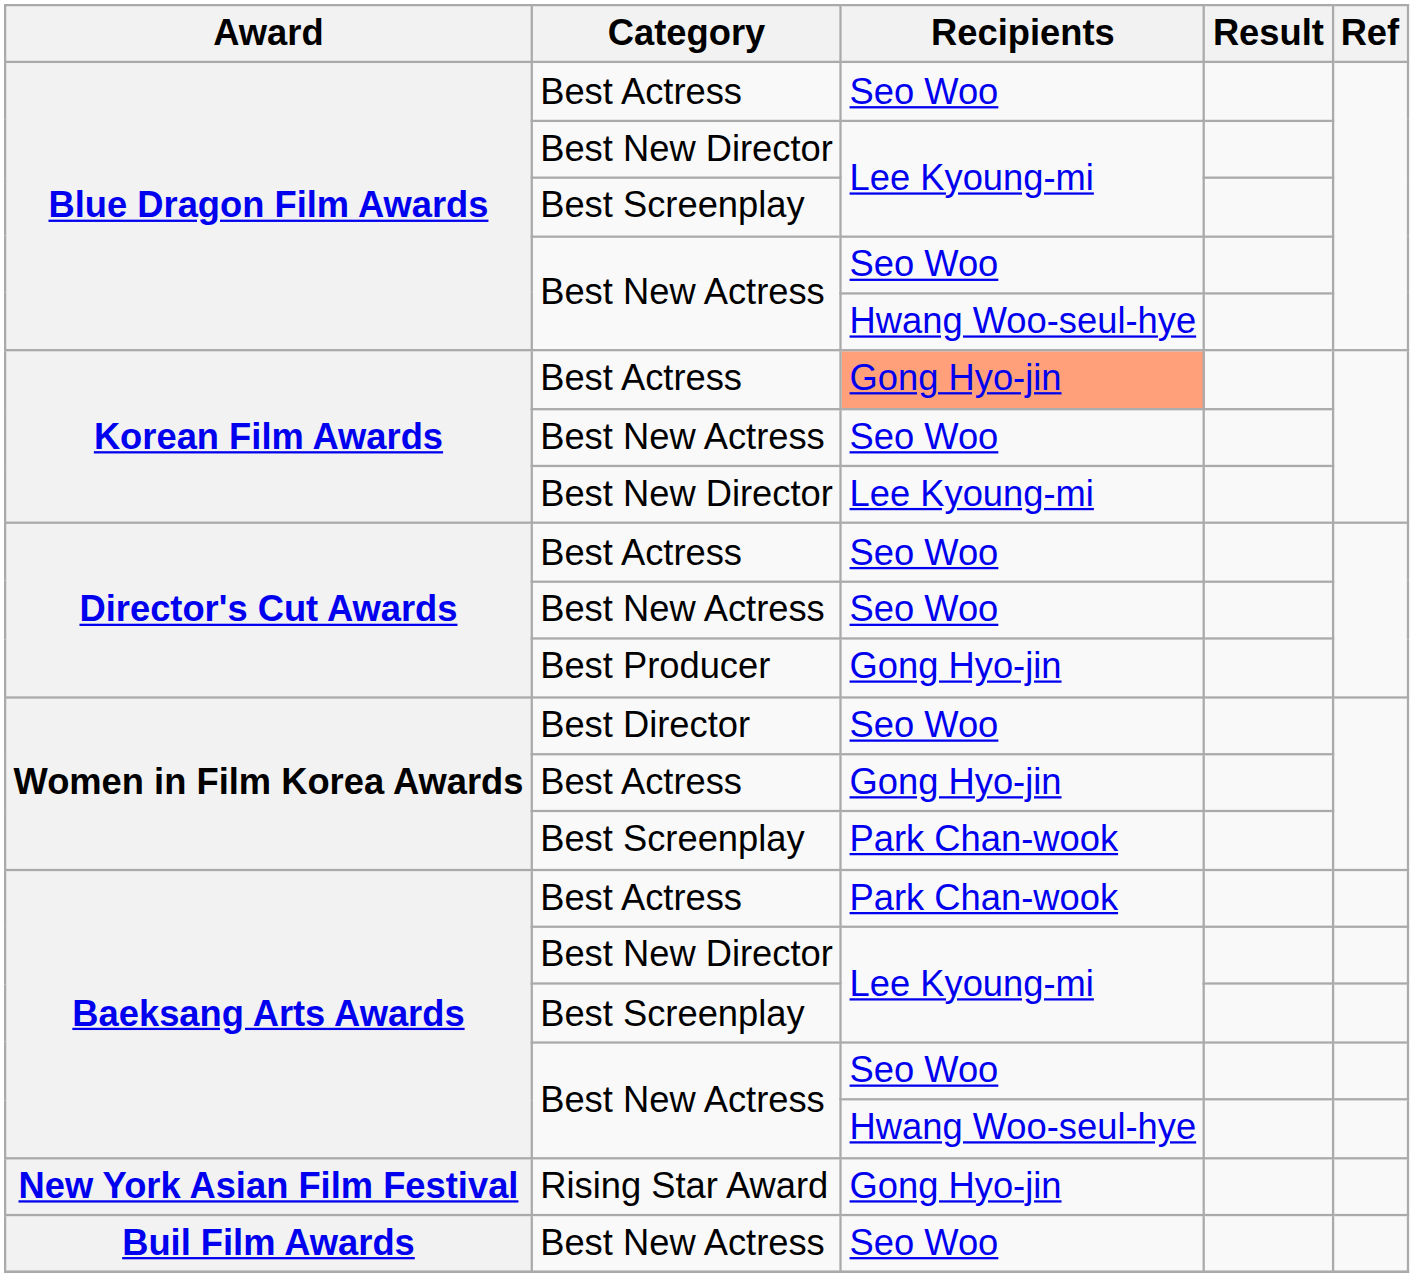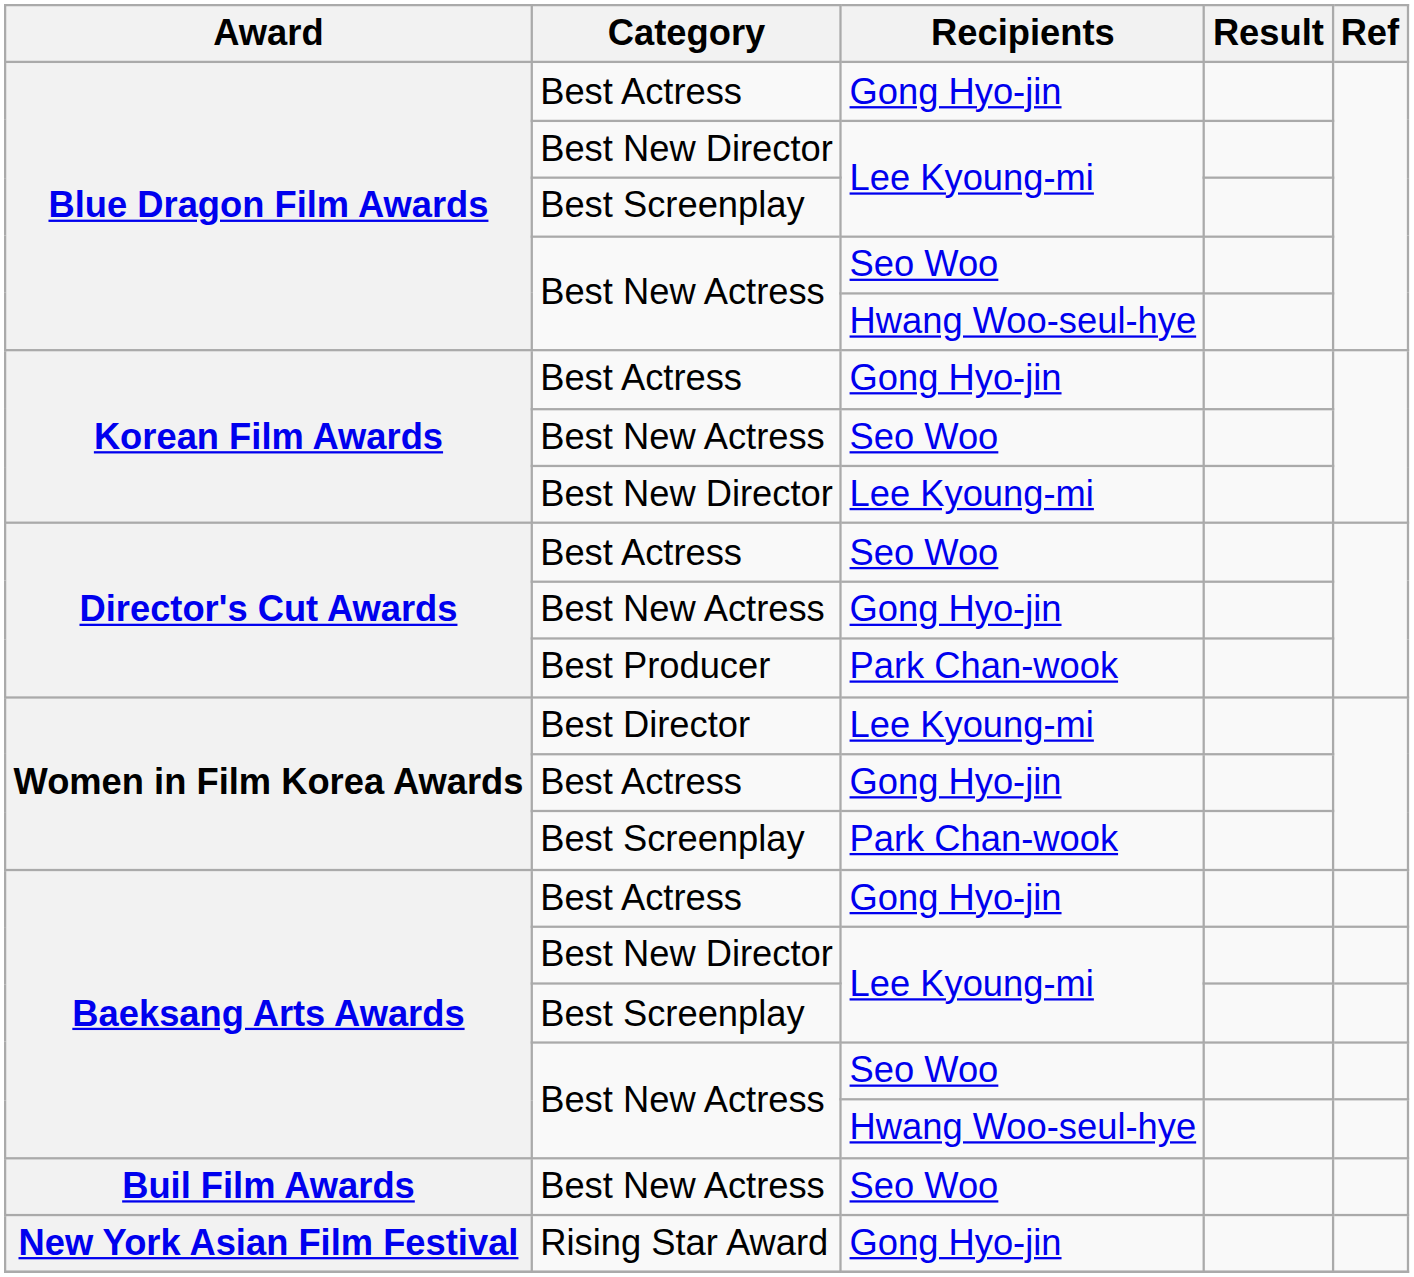(924, 90) Seo Woo -> (956, 90) Gong Hyo-jin
(956, 378) lightsalmon background -> (956, 378) no background
(924, 609) Seo Woo -> (956, 609) Gong Hyo-jin
(956, 666) Gong Hyo-jin -> (984, 666) Park Chan-wook
(924, 724) Seo Woo -> (972, 724) Lee Kyoung-mi
(984, 897) Park Chan-wook -> (956, 897) Gong Hyo-jin
rows swapped: (268, 1185) <-> (268, 1242)
